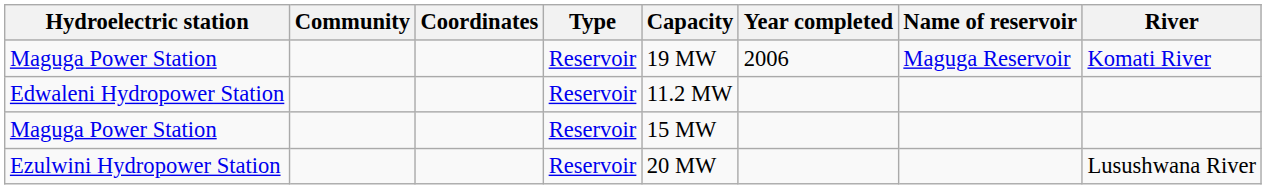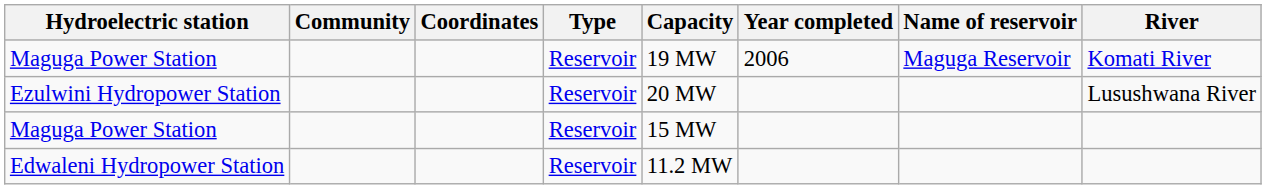rows swapped: (145, 165) <-> (147, 93)
